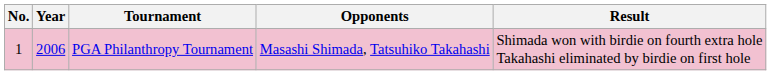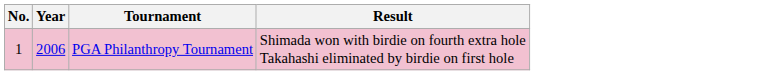- column: (375, 16)
